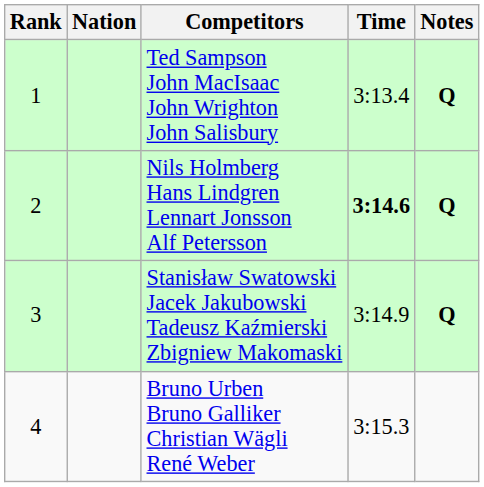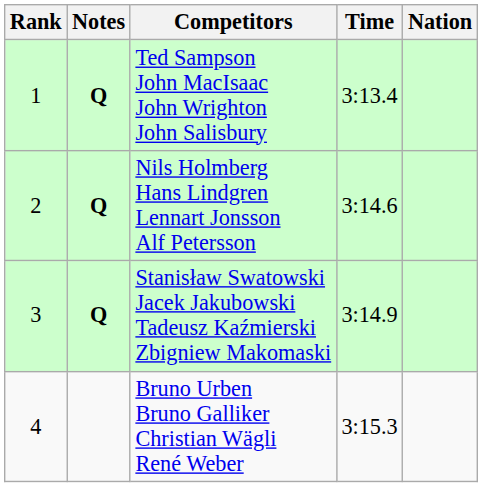columns swapped: (104, 22) <-> (447, 22)
(381, 205) bold -> (370, 205) normal
